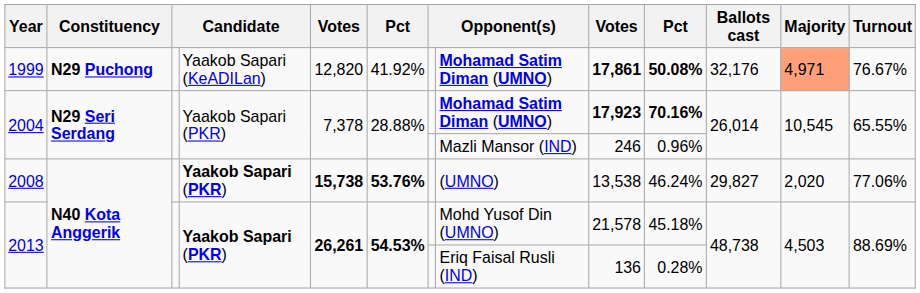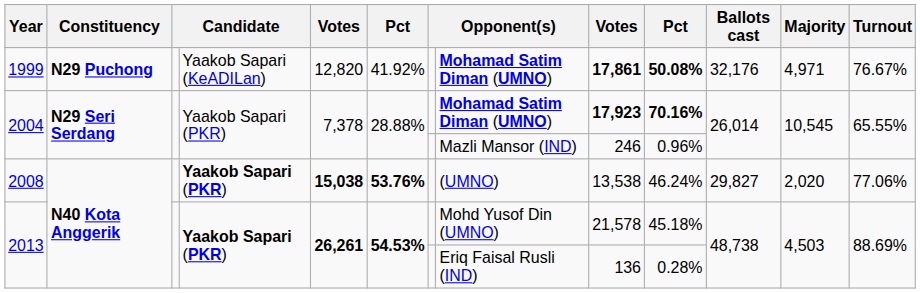(804, 69) lightsalmon background -> (804, 69) no background
(339, 181) 15,738 -> (339, 181) 15,038
